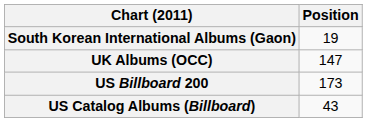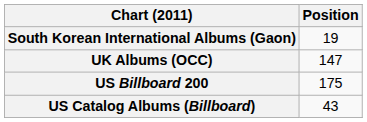(331, 83) 173 -> (331, 83) 175
